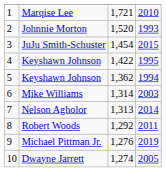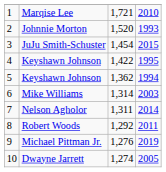(122, 110) 1,313 -> (122, 110) 1,311
